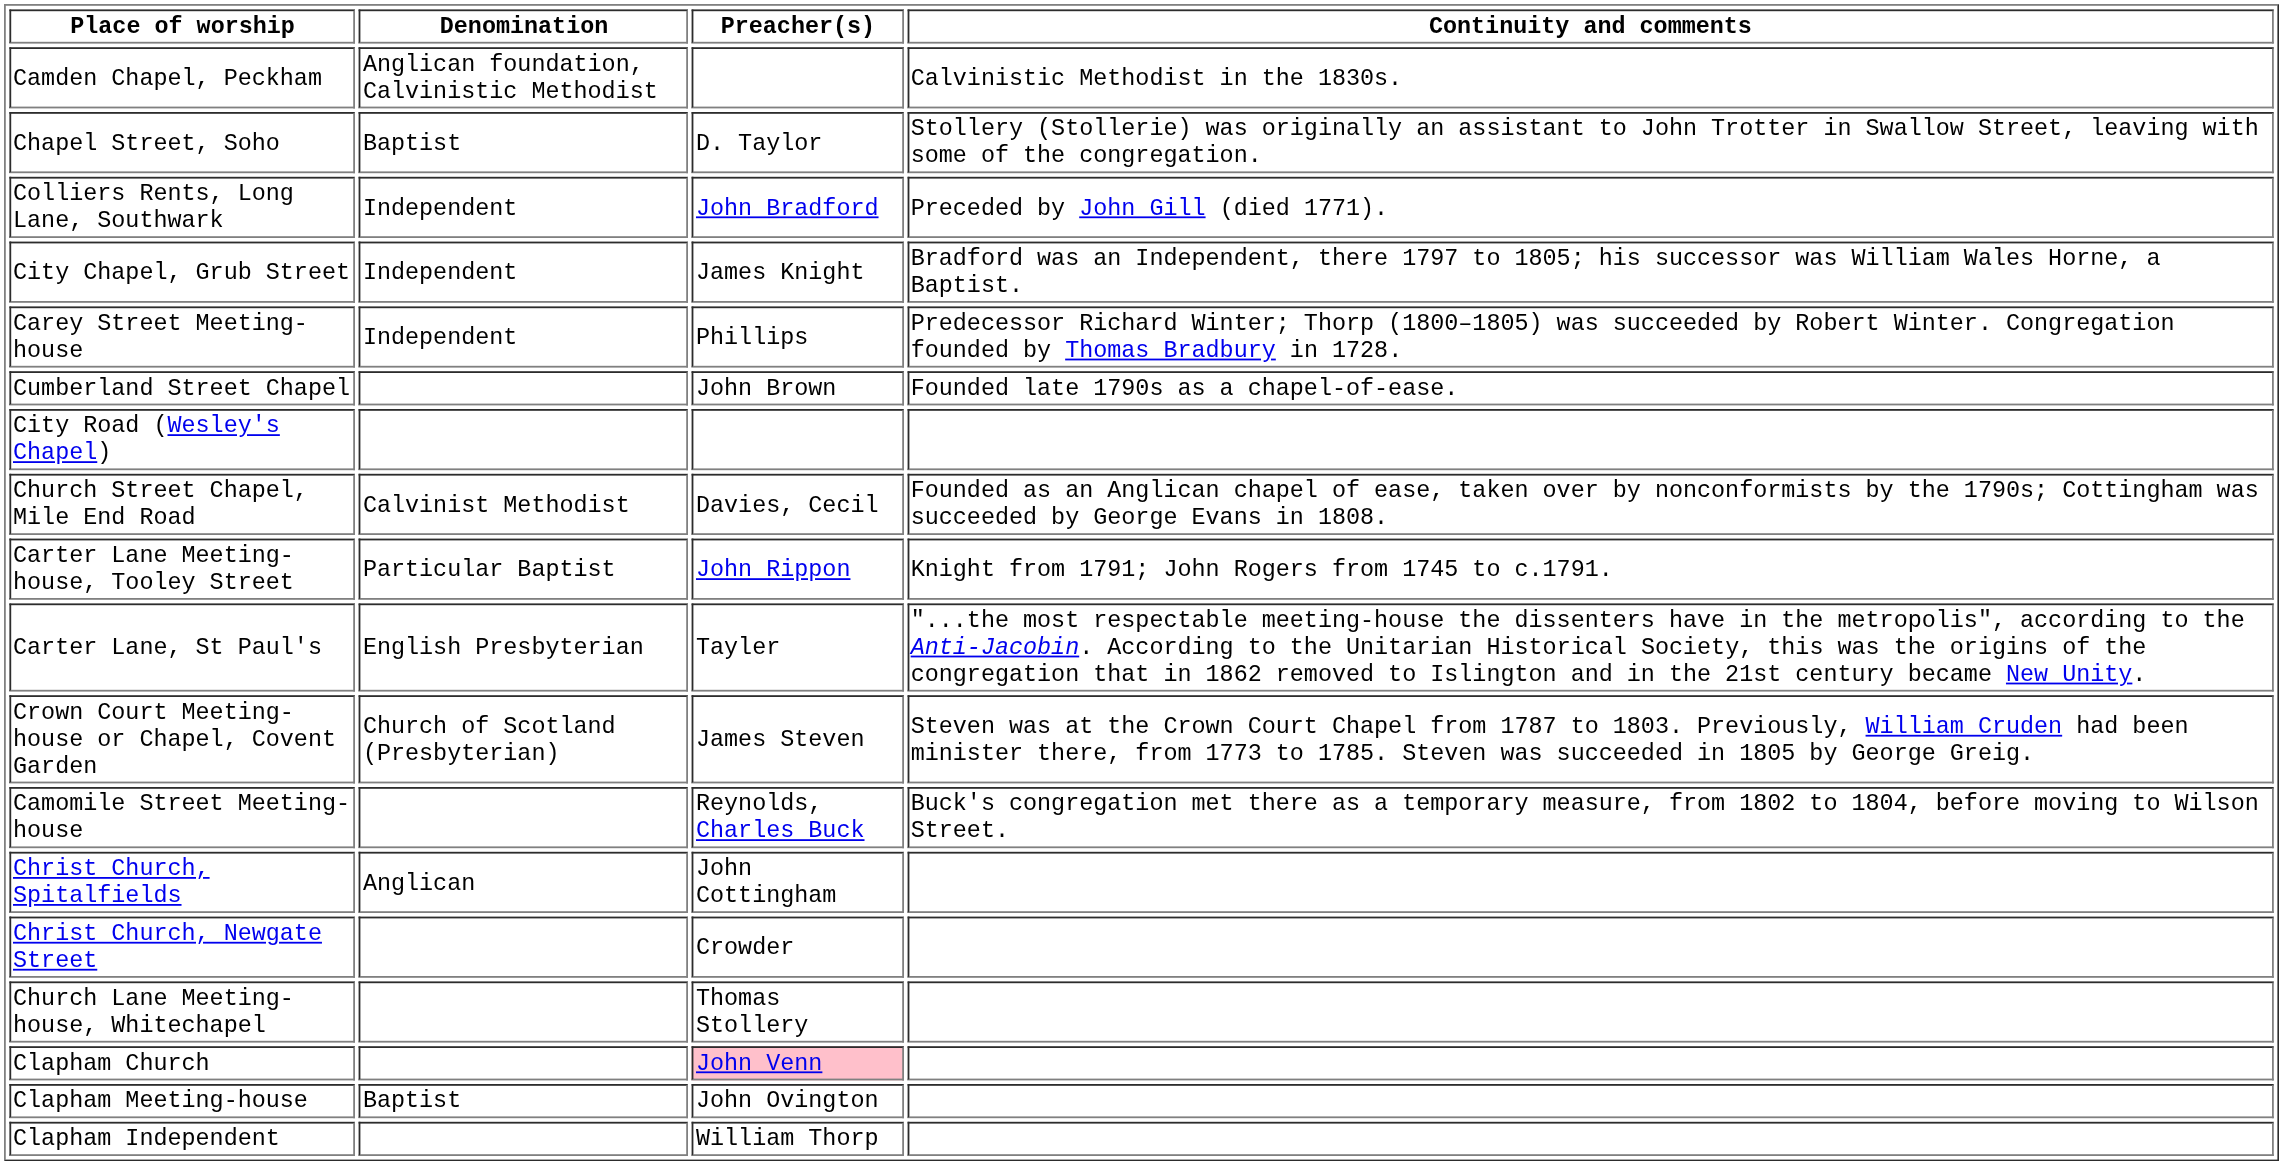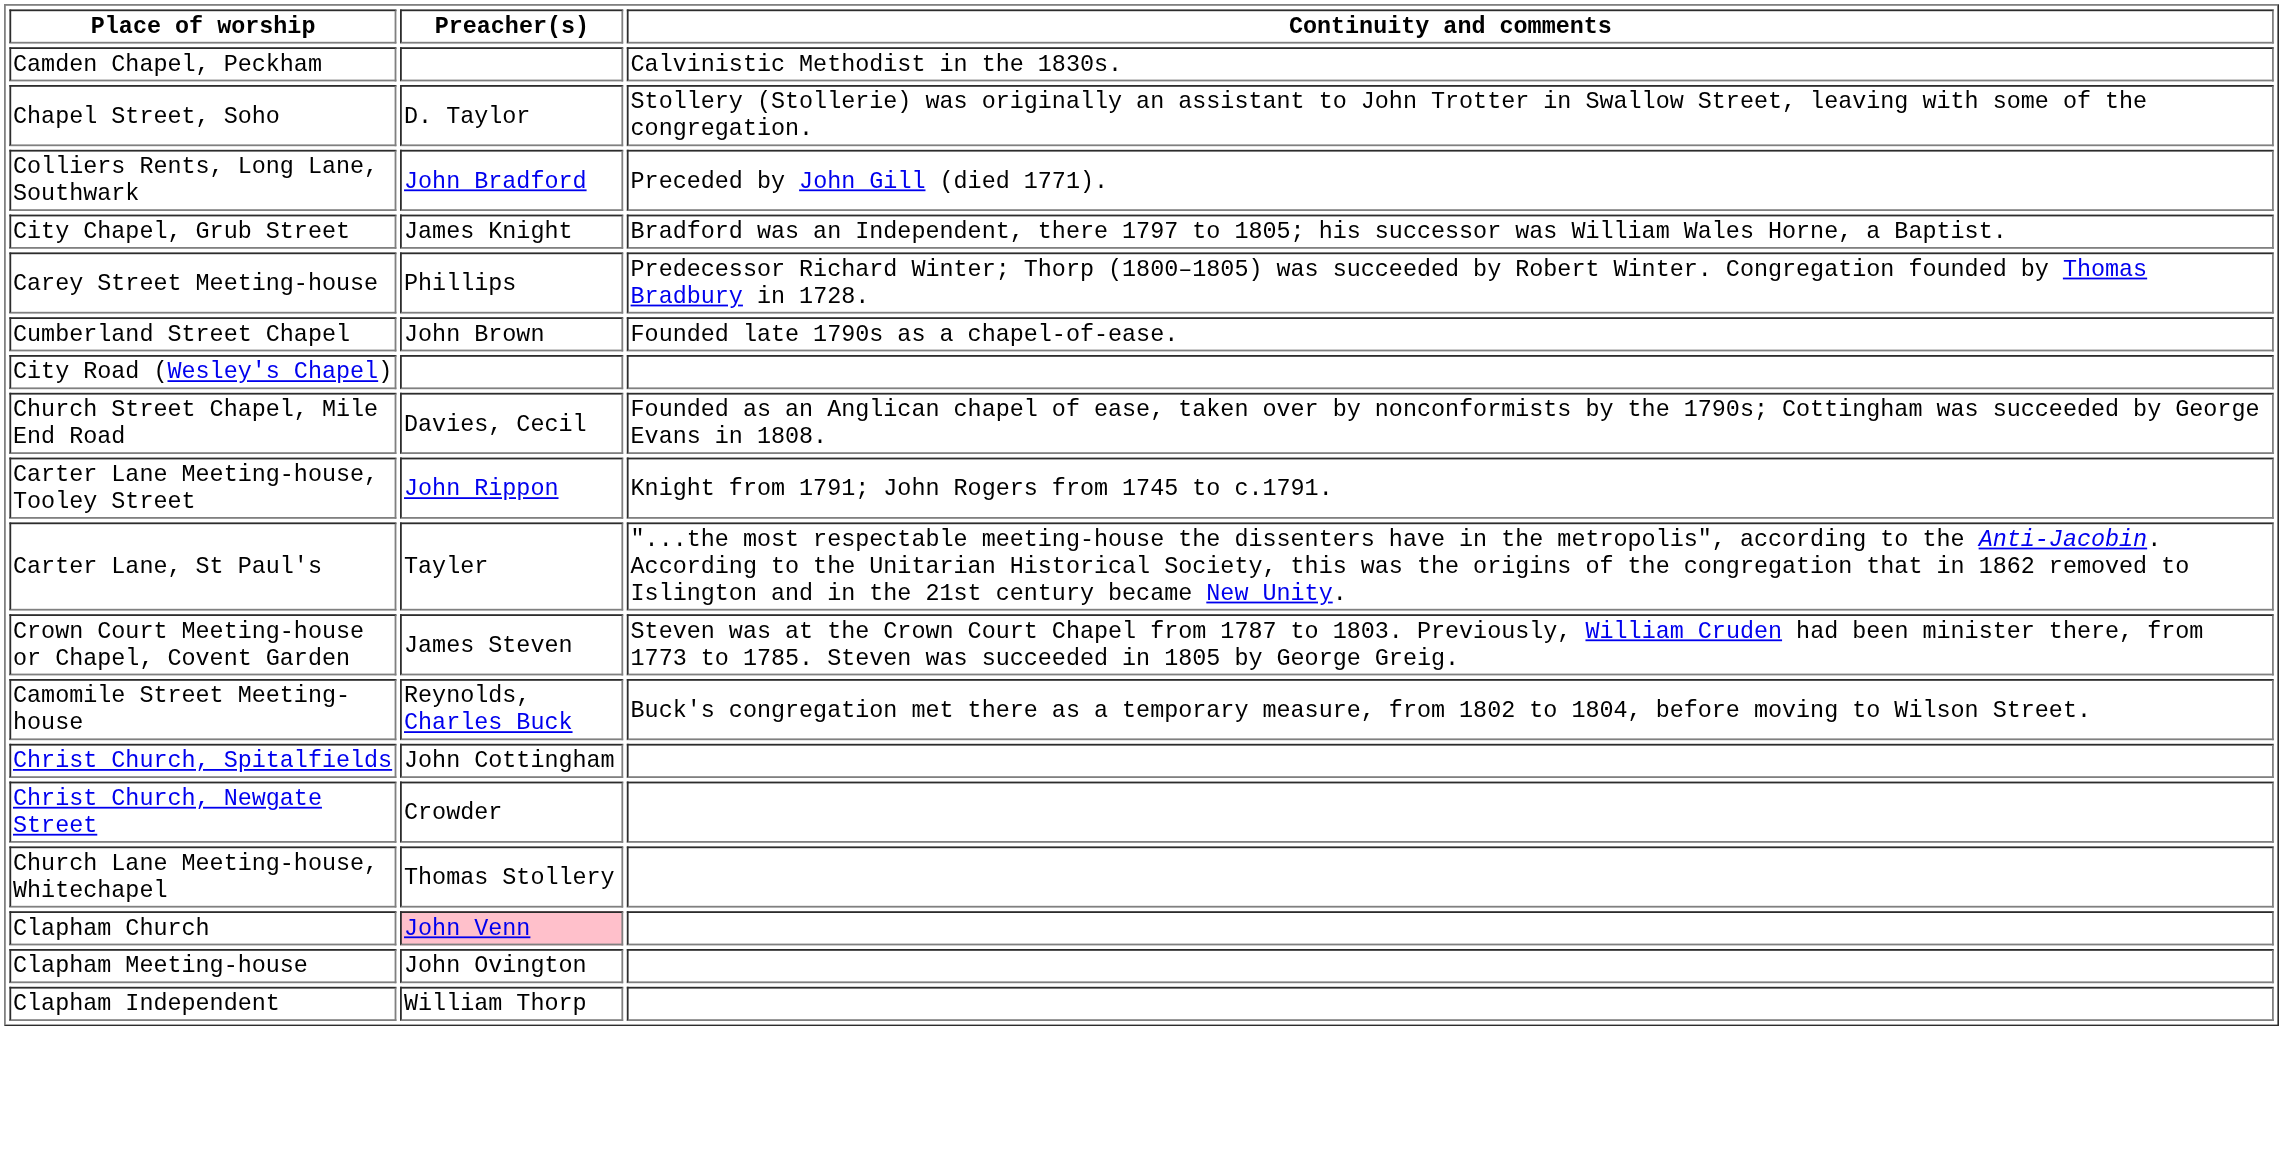- column: (524, 26)
